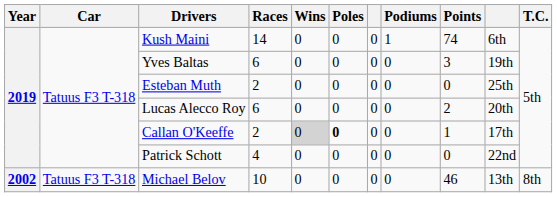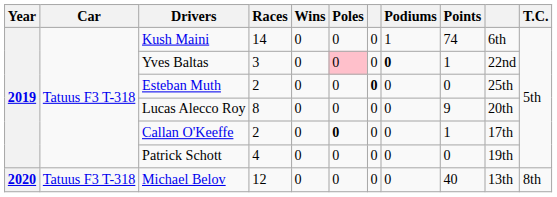(256, 62) 6 -> (256, 62) 3
(336, 62) no background -> (336, 62) pink background
(388, 62) normal -> (388, 62) bold
(447, 62) 3 -> (447, 62) 1
(500, 62) 19th -> (502, 62) 22nd
(374, 85) normal -> (374, 85) bold
(256, 109) 6 -> (256, 109) 8
(447, 109) 2 -> (447, 109) 9
(298, 132) lightgrey background -> (298, 132) no background
(502, 155) 22nd -> (500, 155) 19th
(22, 179) 2002 -> (22, 179) 2020
(259, 179) 10 -> (259, 179) 12
(451, 179) 46 -> (451, 179) 40
